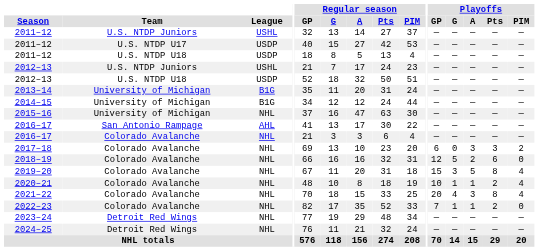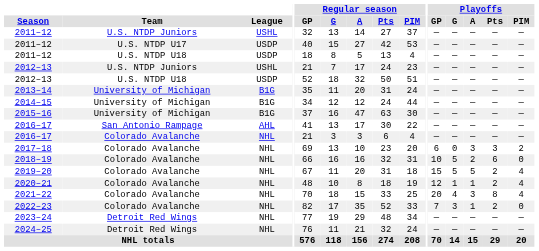(267, 114) NHL -> (267, 114) B1G
(436, 160) 12 -> (436, 160) 10
(455, 172) 3 -> (455, 172) 5
(495, 172) 8 -> (495, 172) 2
(436, 183) 10 -> (436, 183) 12
(455, 206) 1 -> (455, 206) 3
